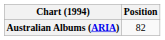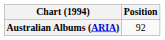(141, 27) 82 -> (141, 27) 92
